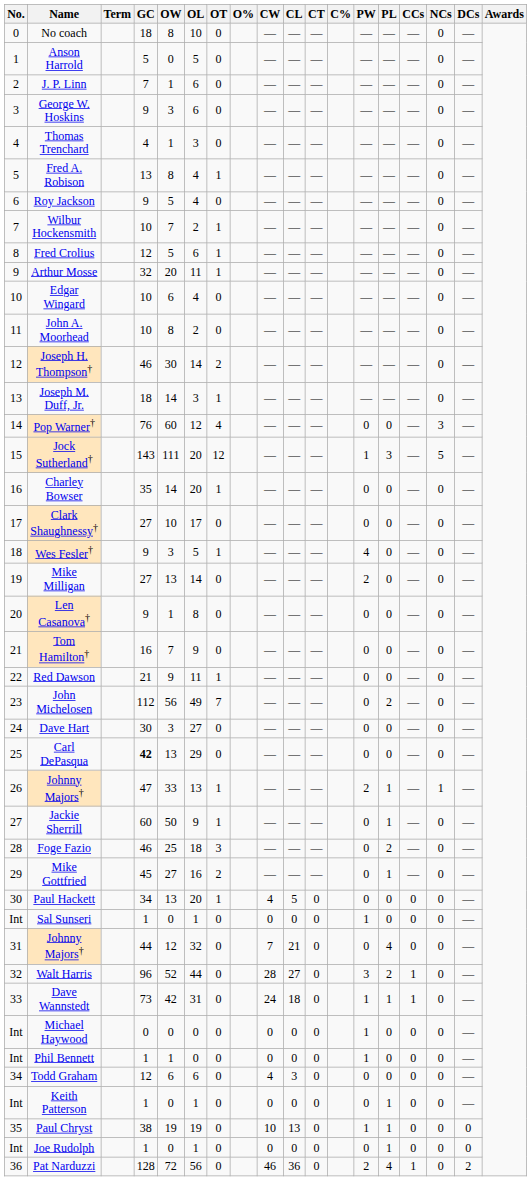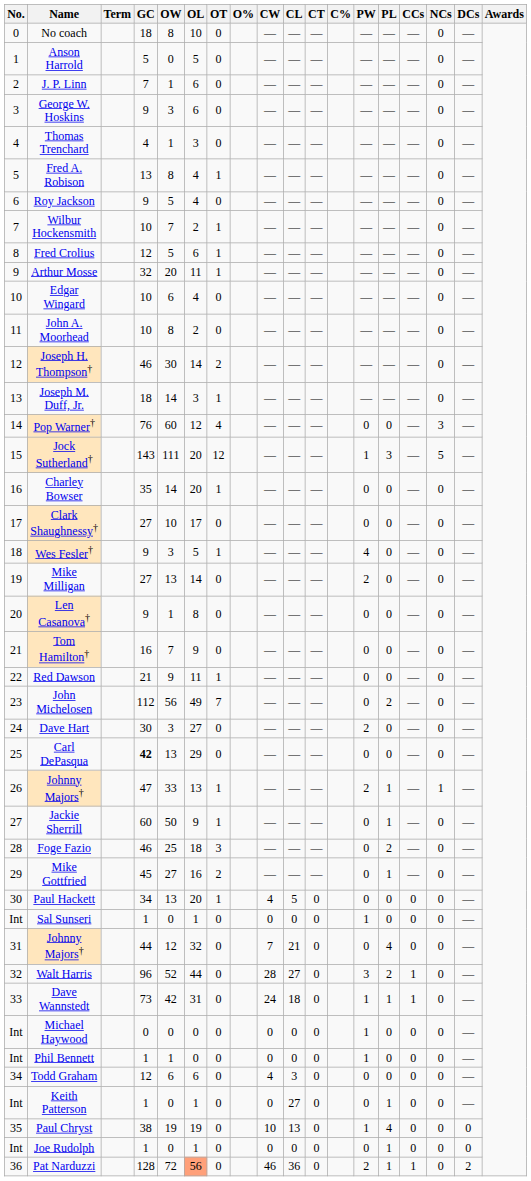(366, 728) 0 -> (366, 728) 2
(294, 1102) 0 -> (294, 1102) 27
(389, 1128) 1 -> (389, 1128) 4
(196, 1166) no background -> (196, 1166) lightsalmon background
(389, 1166) 4 -> (389, 1166) 1
